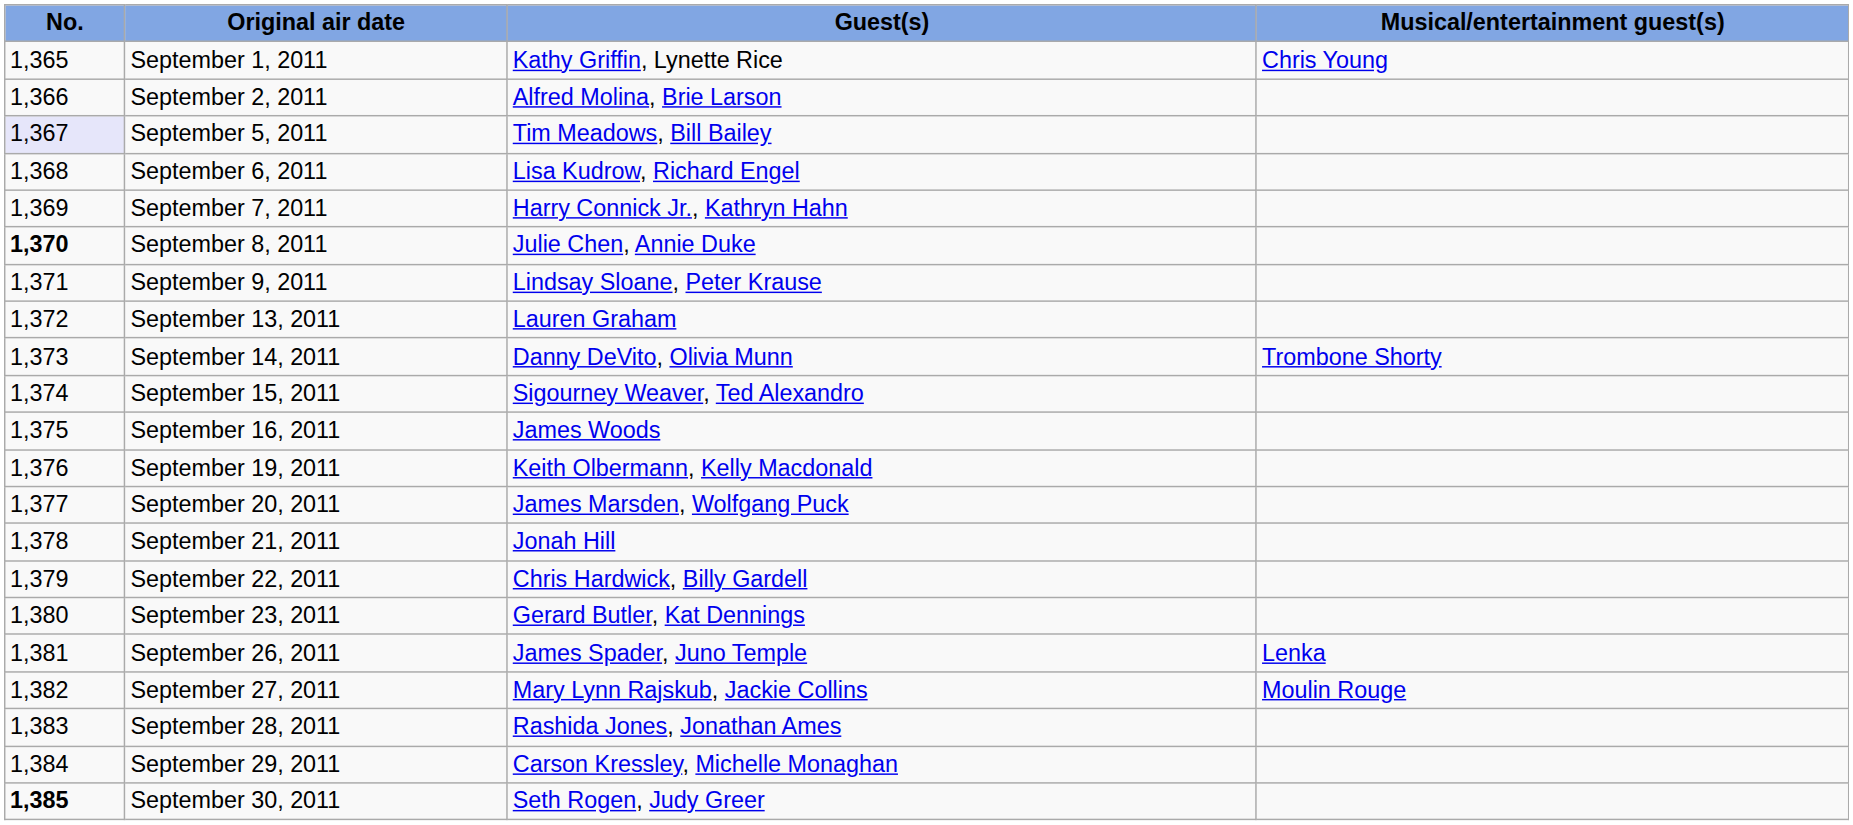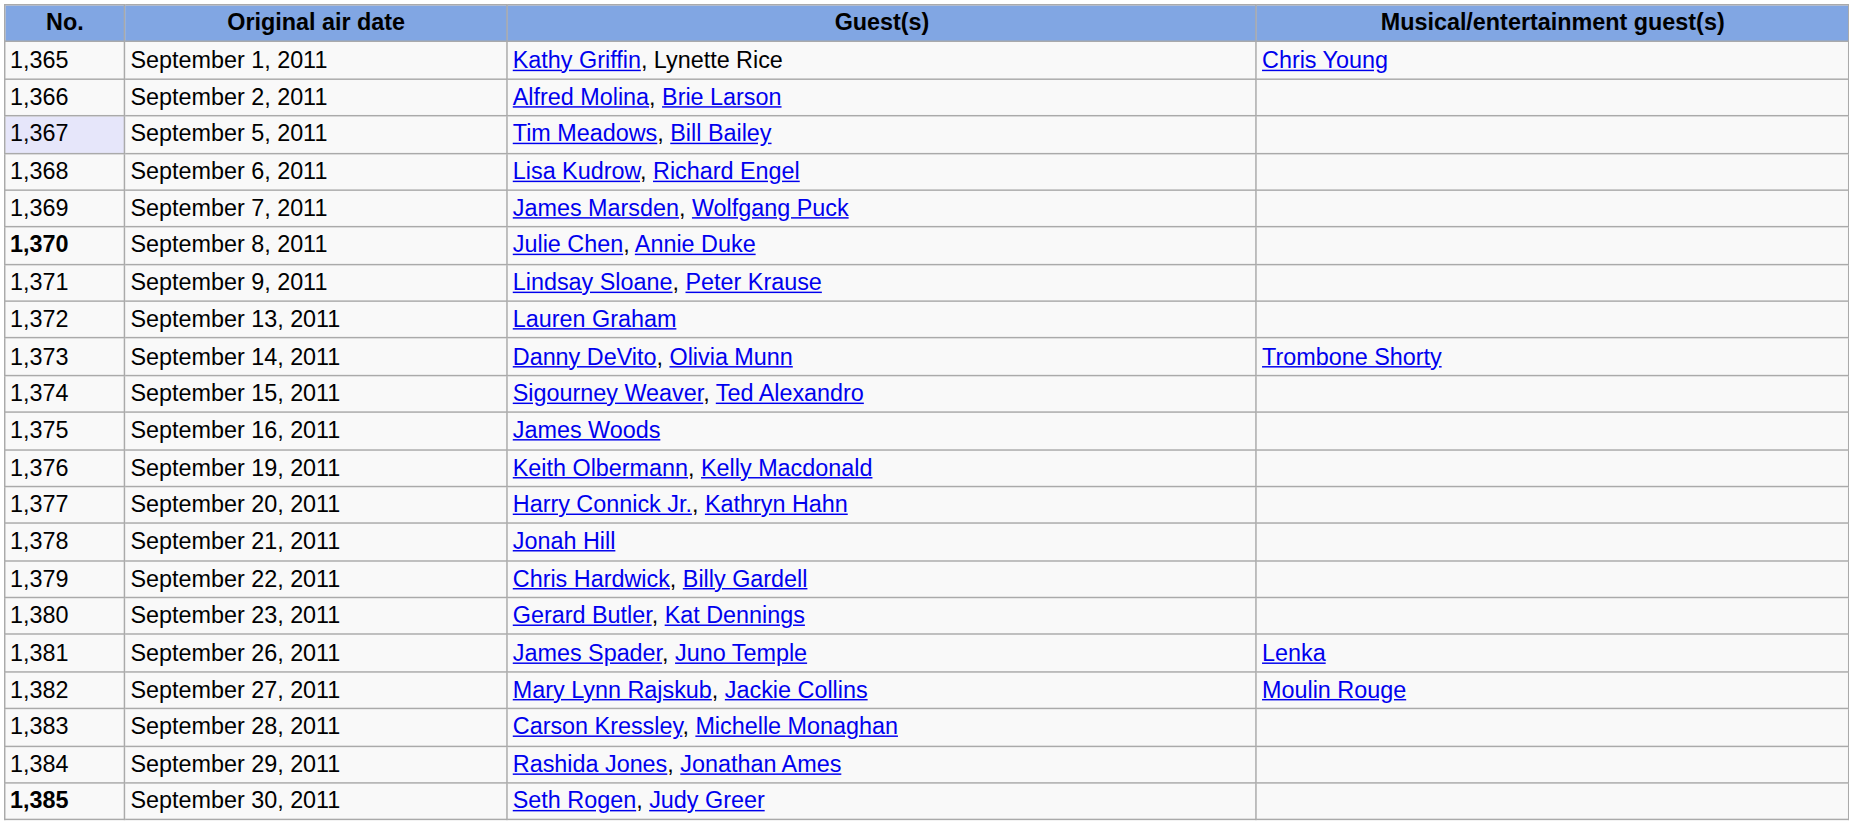(680, 208) Harry Connick Jr., Kathryn Hahn -> (681, 208) James Marsden, Wolfgang Puck
(681, 504) James Marsden, Wolfgang Puck -> (680, 504) Harry Connick Jr., Kathryn Hahn
(677, 726) Rashida Jones, Jonathan Ames -> (705, 726) Carson Kressley, Michelle Monaghan
(705, 763) Carson Kressley, Michelle Monaghan -> (677, 763) Rashida Jones, Jonathan Ames
